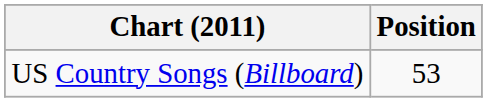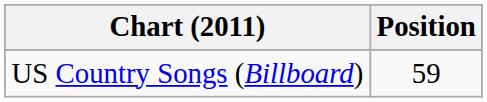(426, 73) 53 -> (426, 73) 59
